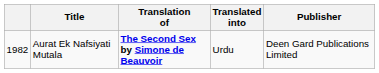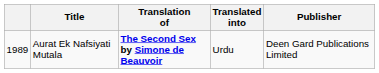(17, 49) 1982 -> (17, 49) 1989
